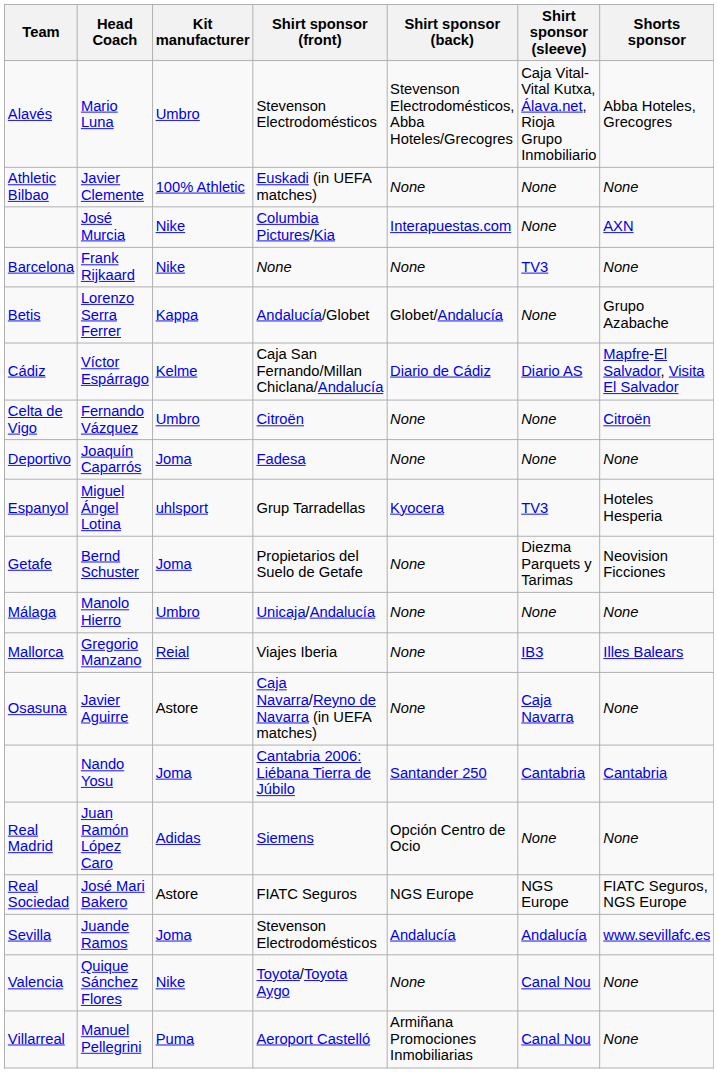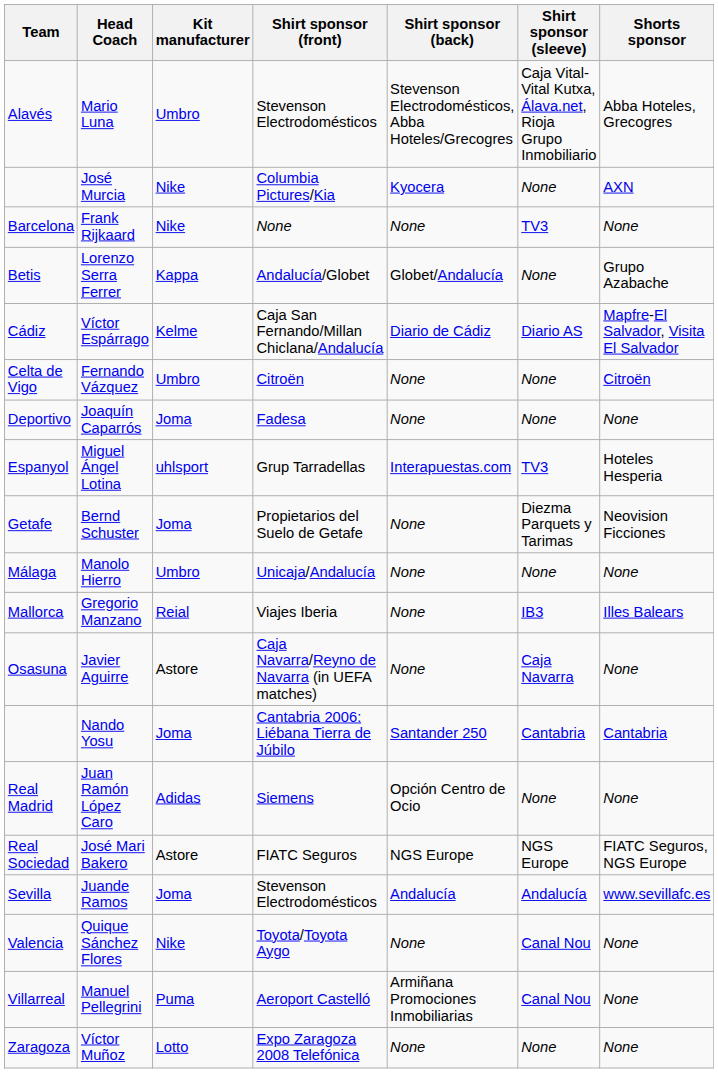- row: (112, 187)
(451, 226) Interapuestas.com -> (417, 187) Kyocera
(417, 507) Kyocera -> (451, 467) Interapuestas.com
+ row: (103, 1047)
